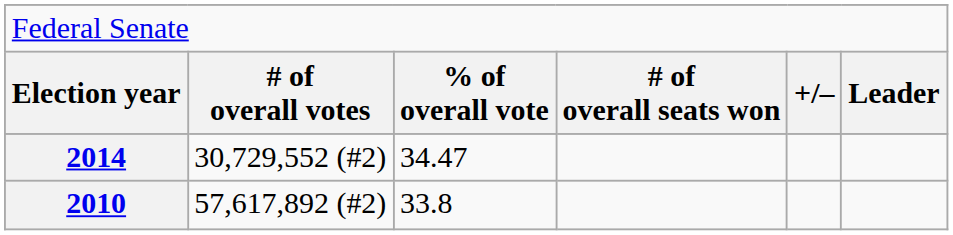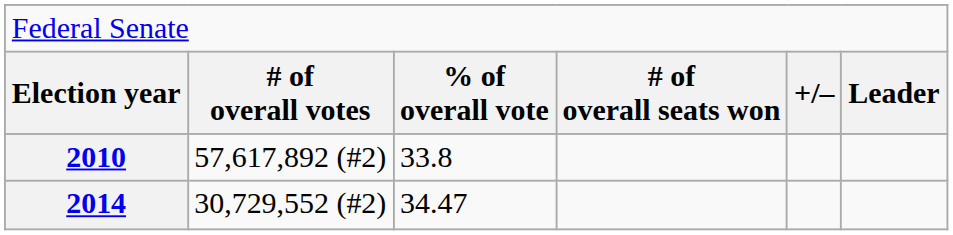rows swapped: (96, 204) <-> (96, 156)
